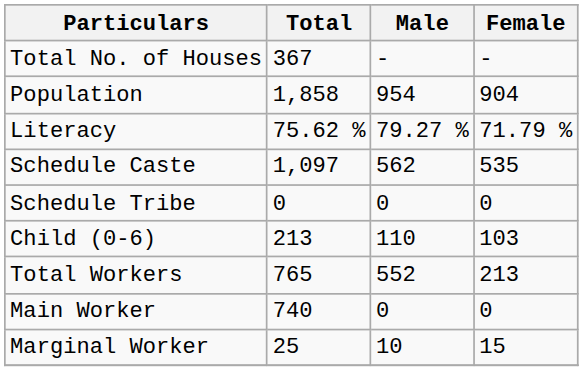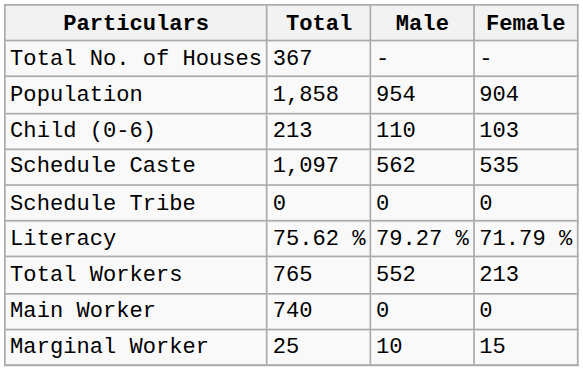rows swapped: (83, 239) <-> (63, 131)
